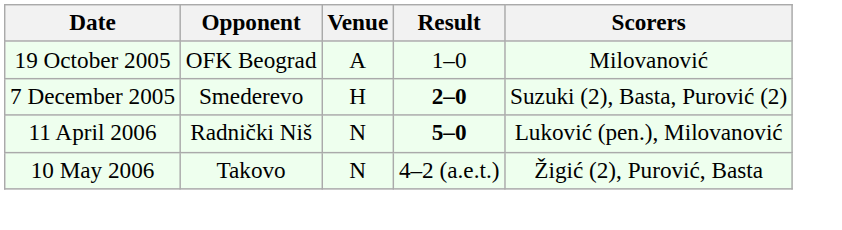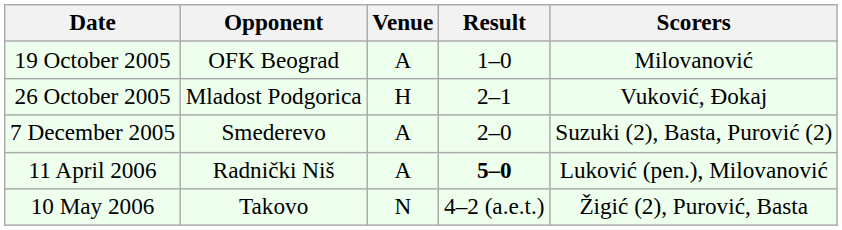+ row: (93, 96)
(358, 96) H -> (403, 133) A
(449, 96) bold -> (494, 133) normal
(358, 133) N -> (403, 170) A
